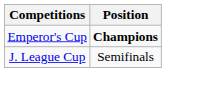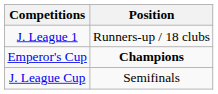+ row: (47, 36)
